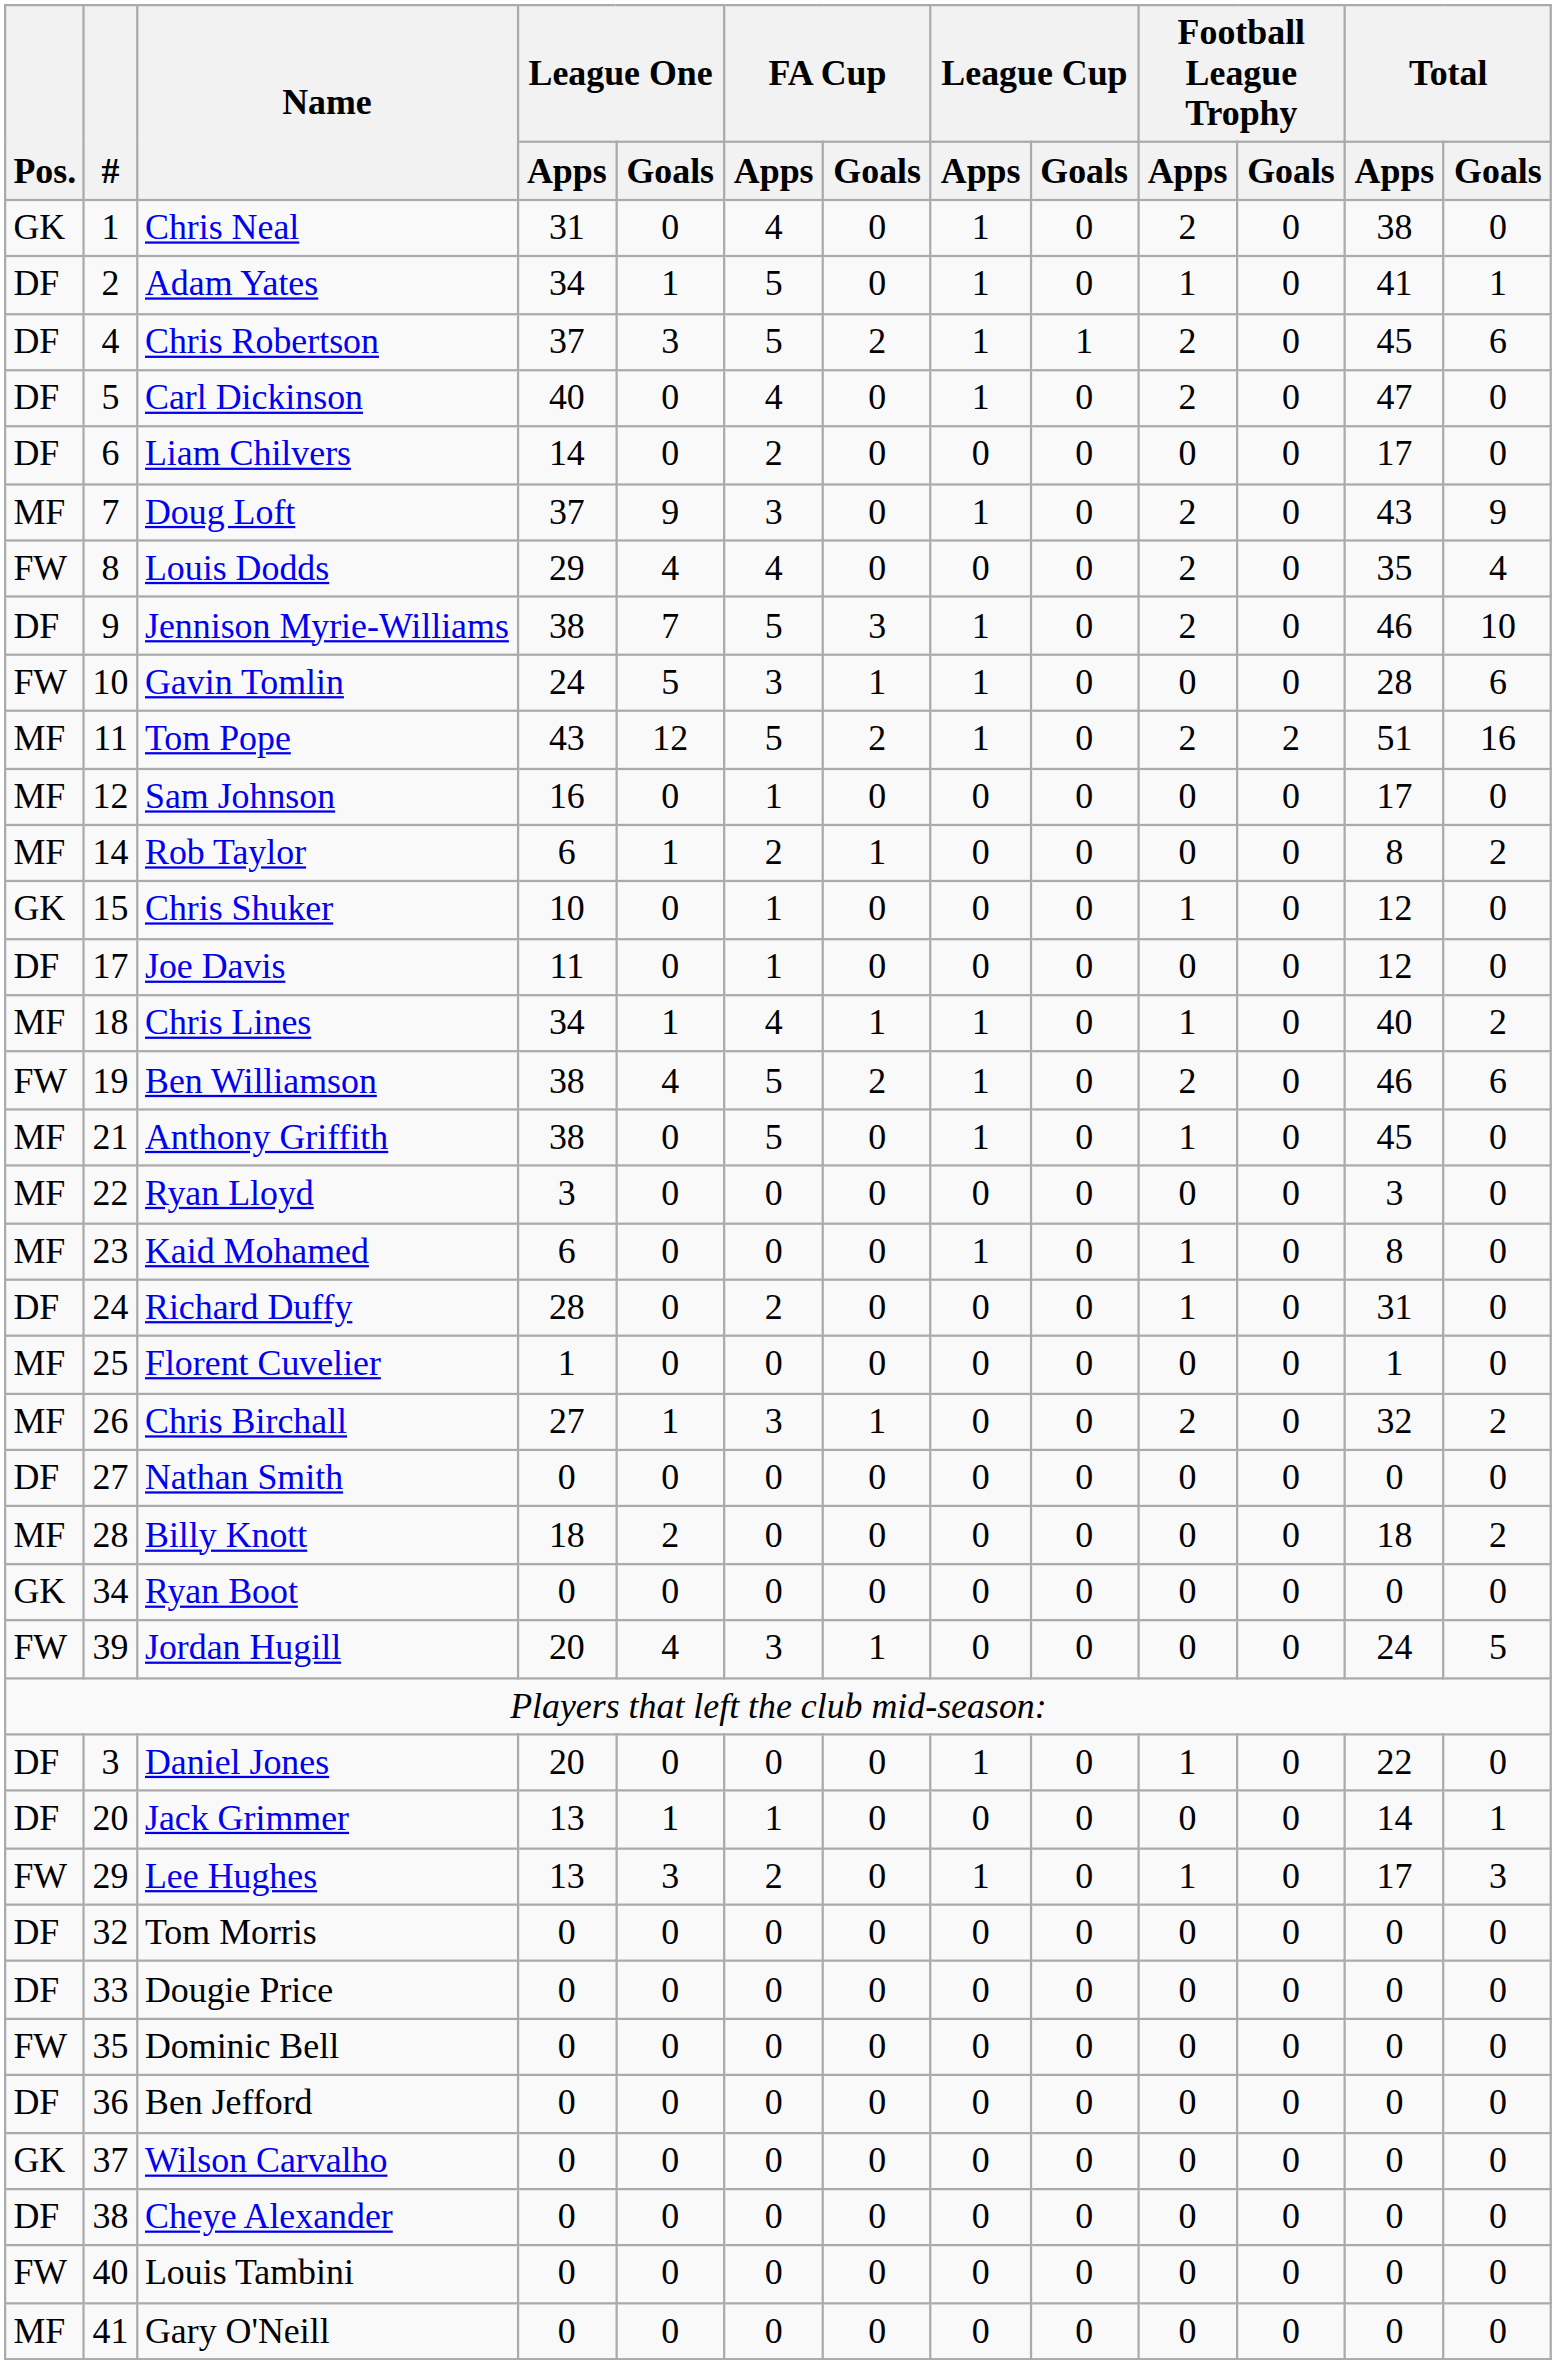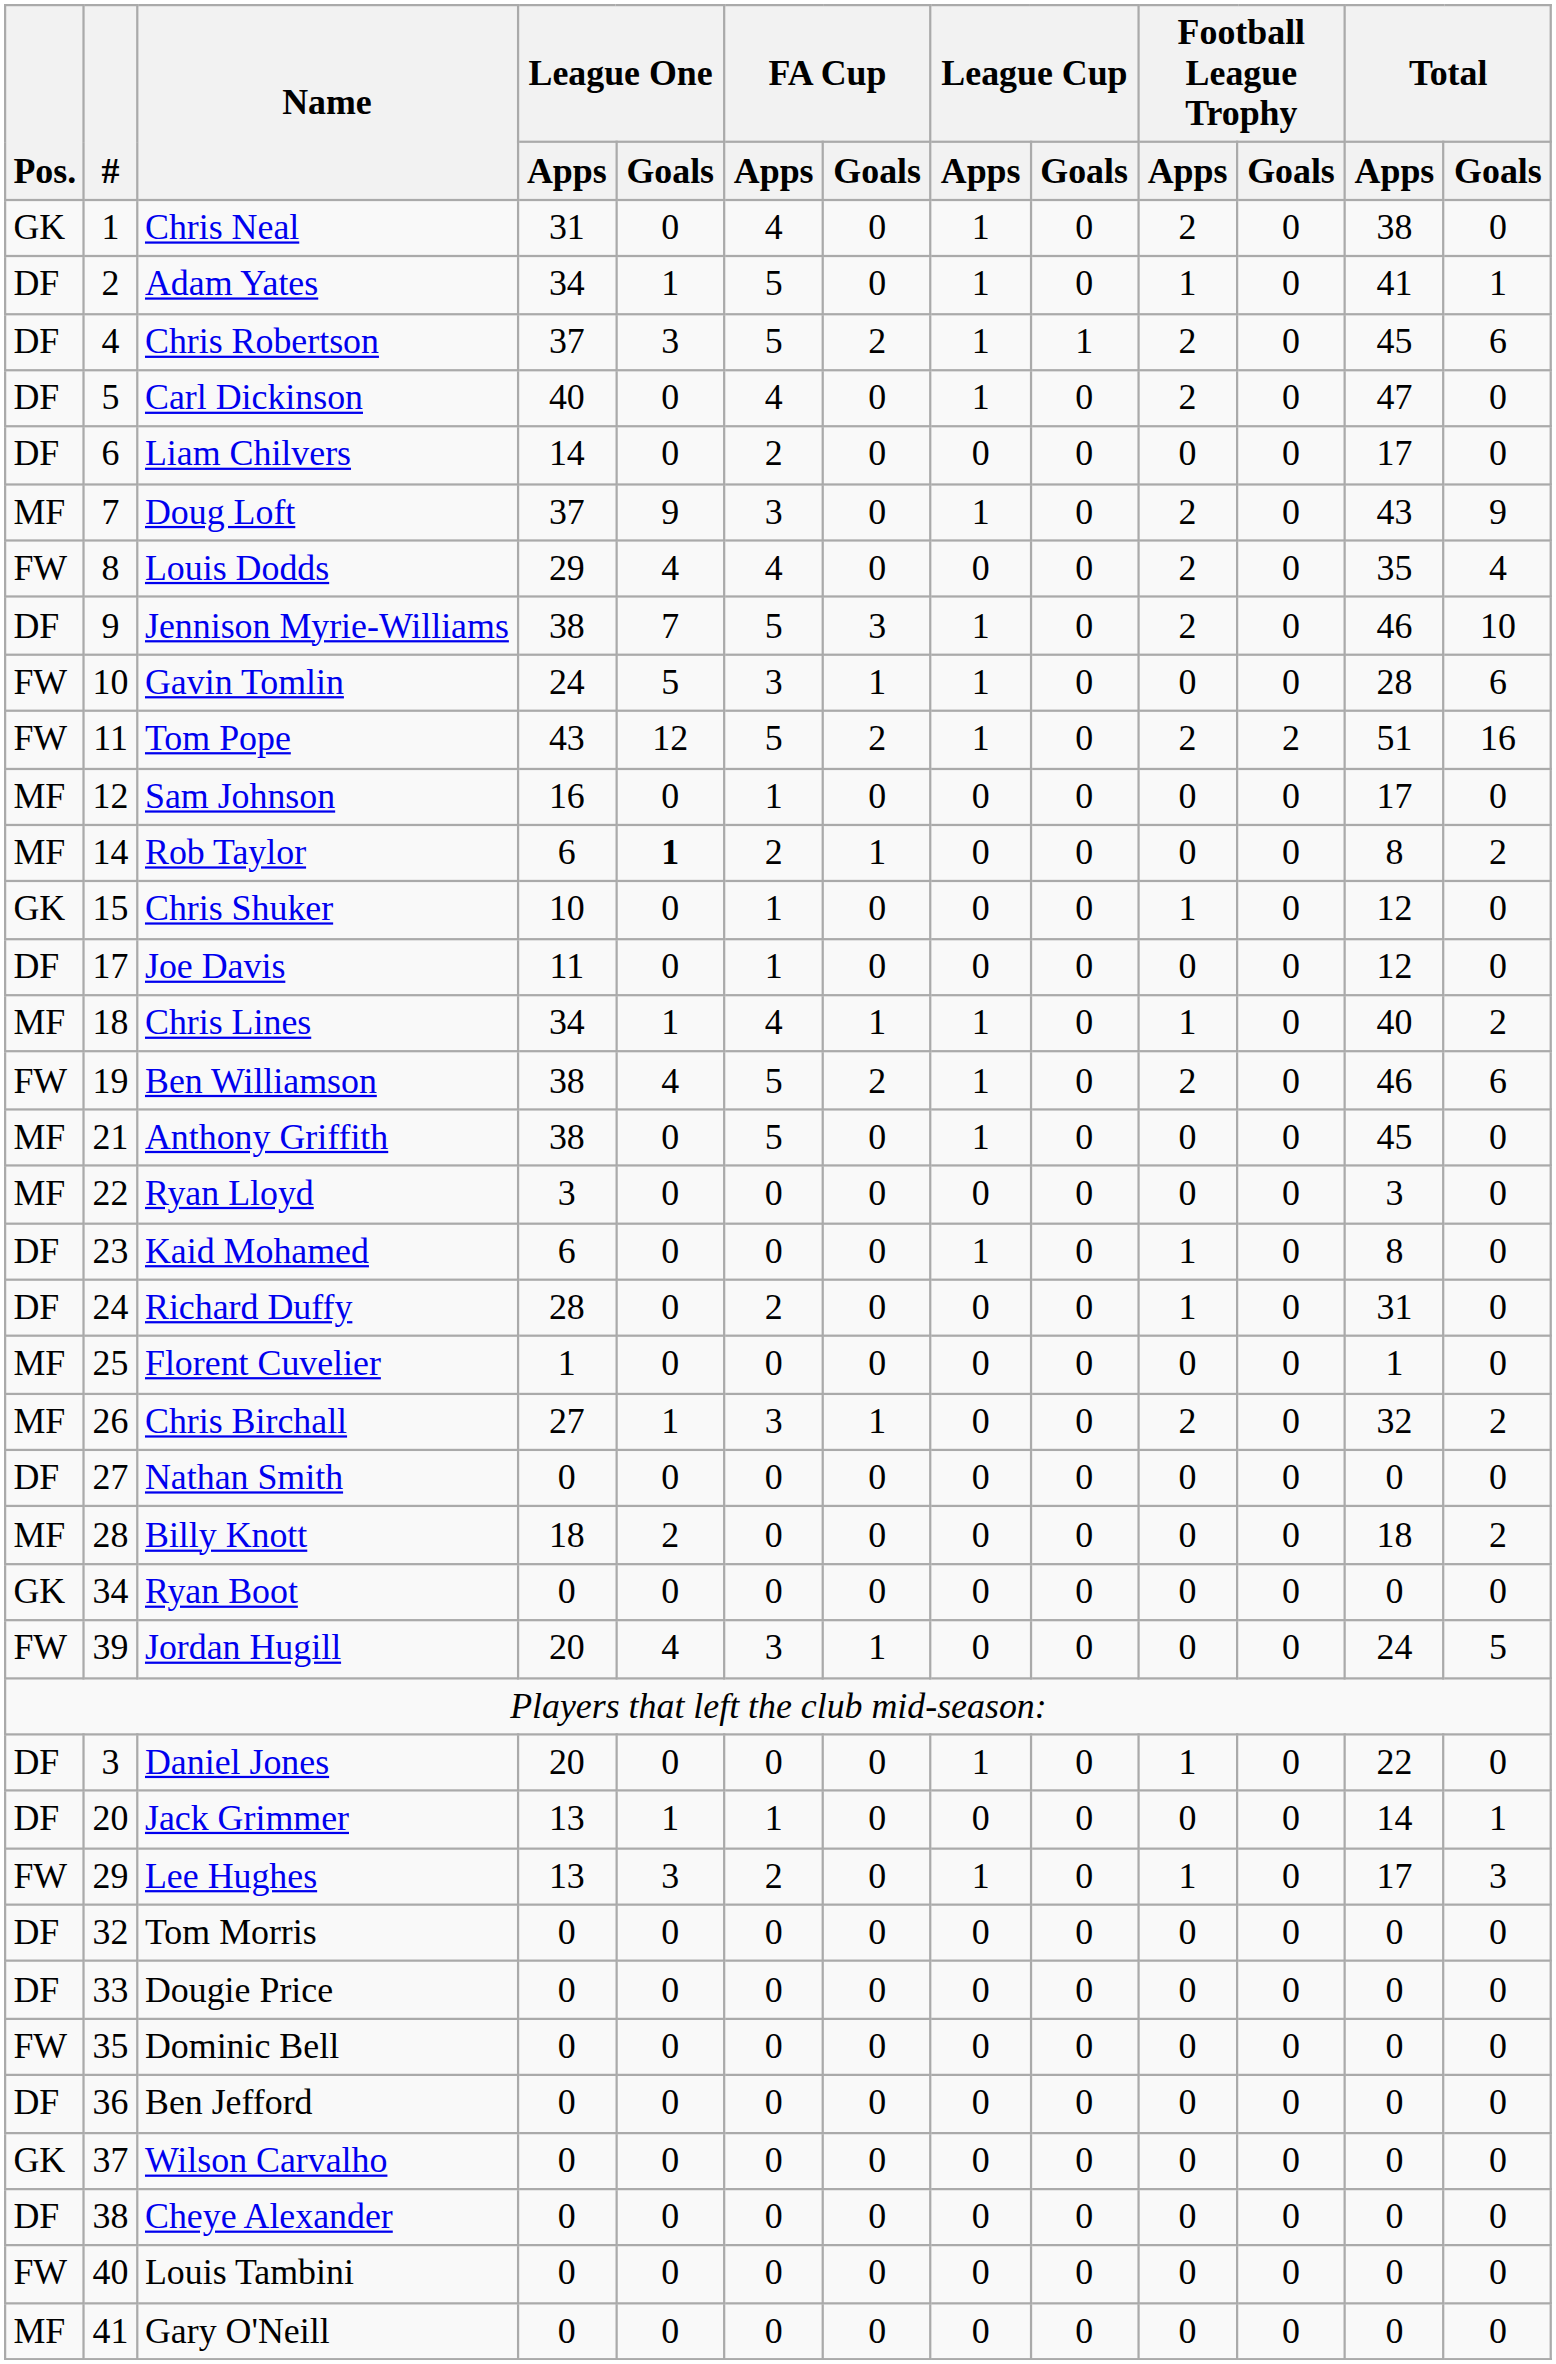(39, 738) MF -> (40, 738) FW
(670, 852) normal -> (670, 852) bold
(1188, 1136) 1 -> (1188, 1136) 0
(39, 1250) MF -> (36, 1250) DF
